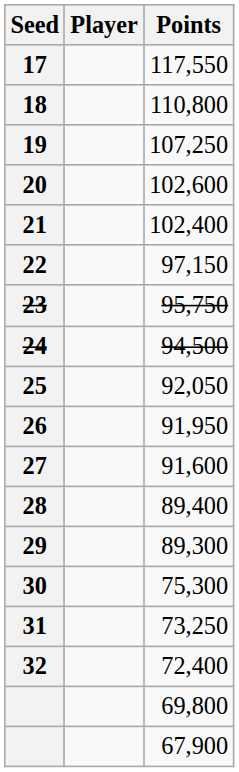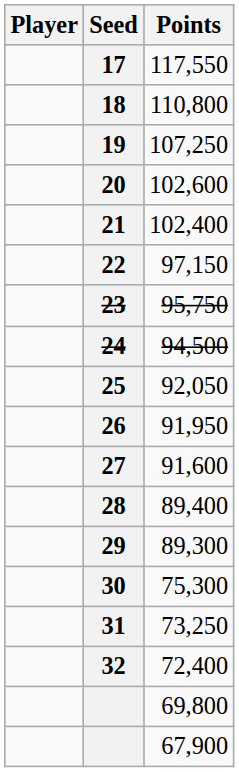columns swapped: (35, 24) <-> (104, 24)
